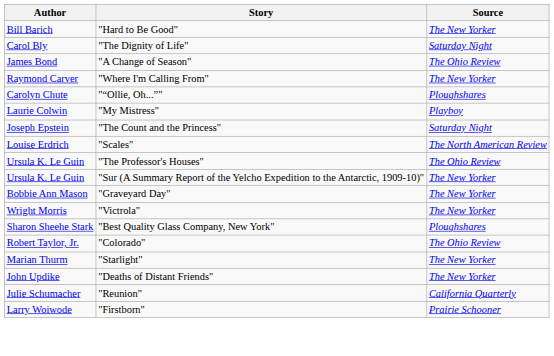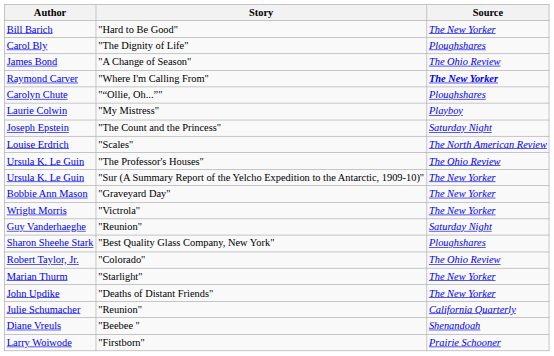(460, 45) Saturday Night -> (457, 45) Ploughshares
(462, 78) normal -> (463, 78) bold
+ row: (46, 227)
+ row: (34, 326)
